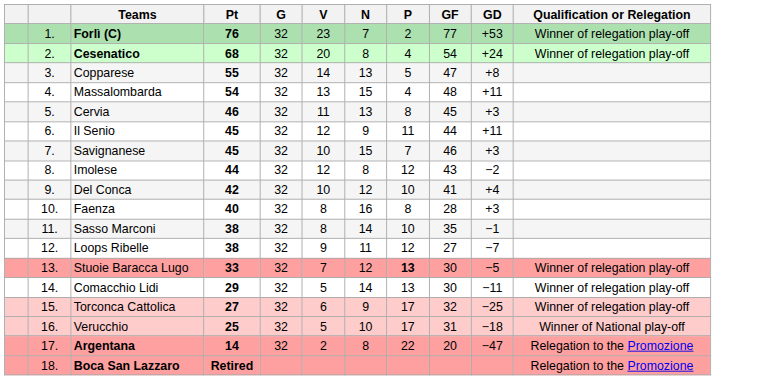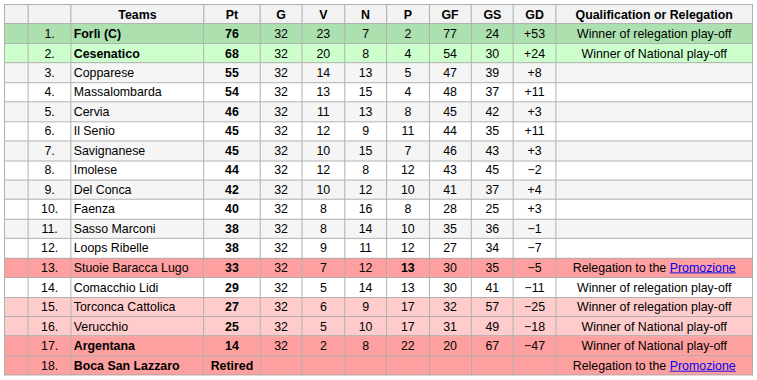+ column: (492, 14)
(612, 53) Winner of relegation play-off -> (654, 53) Winner of National play-off
(612, 267) Winner of relegation play-off -> (654, 267) Relegation to the Promozione
(612, 345) Relegation to the Promozione -> (654, 345) Winner of National play-off
